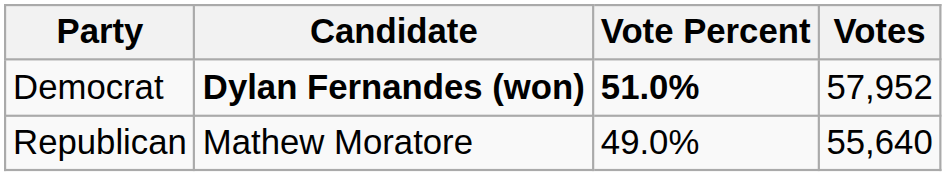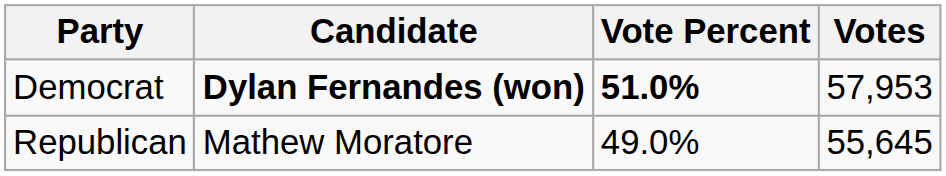(880, 87) 57,952 -> (880, 87) 57,953
(880, 142) 55,640 -> (880, 142) 55,645
